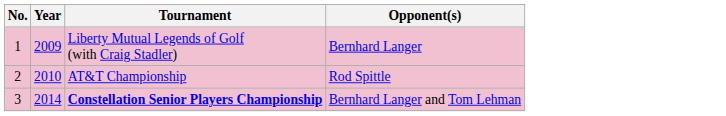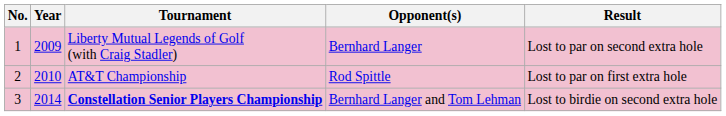+ column: (622, 15)
